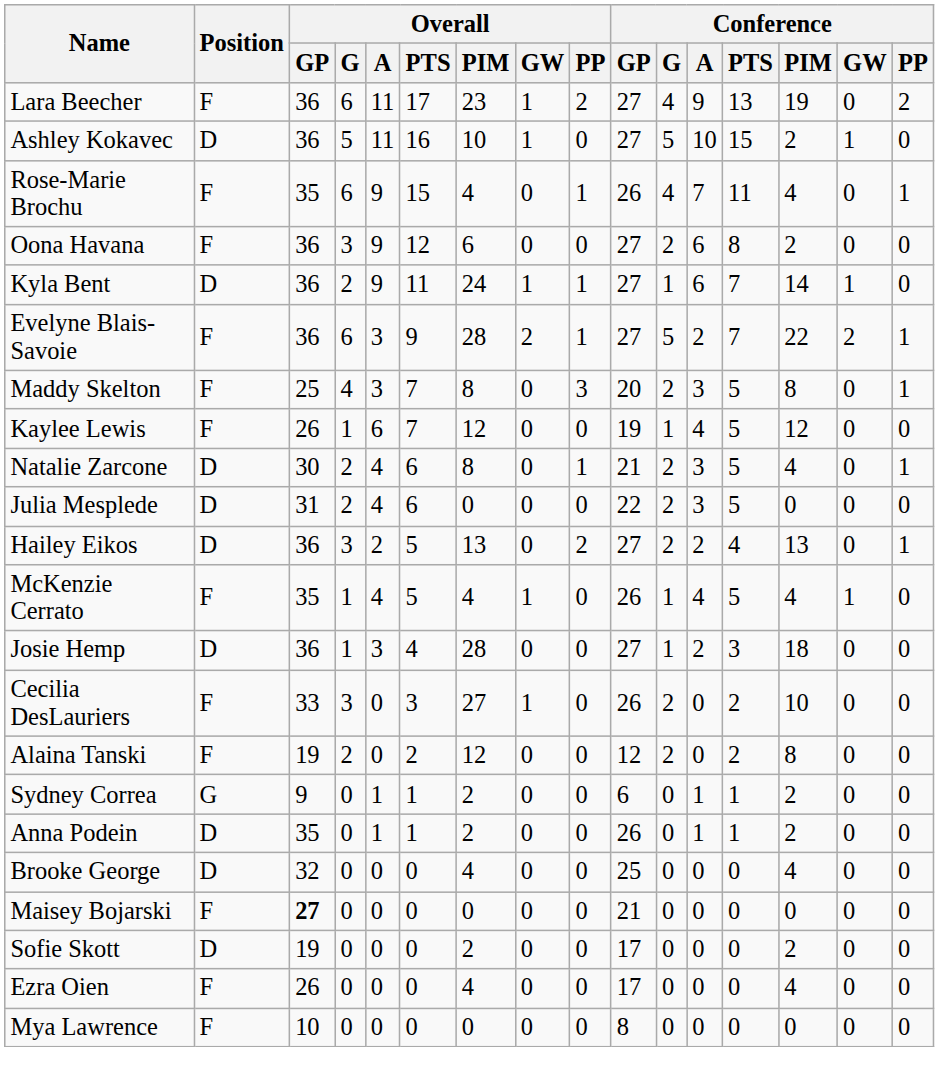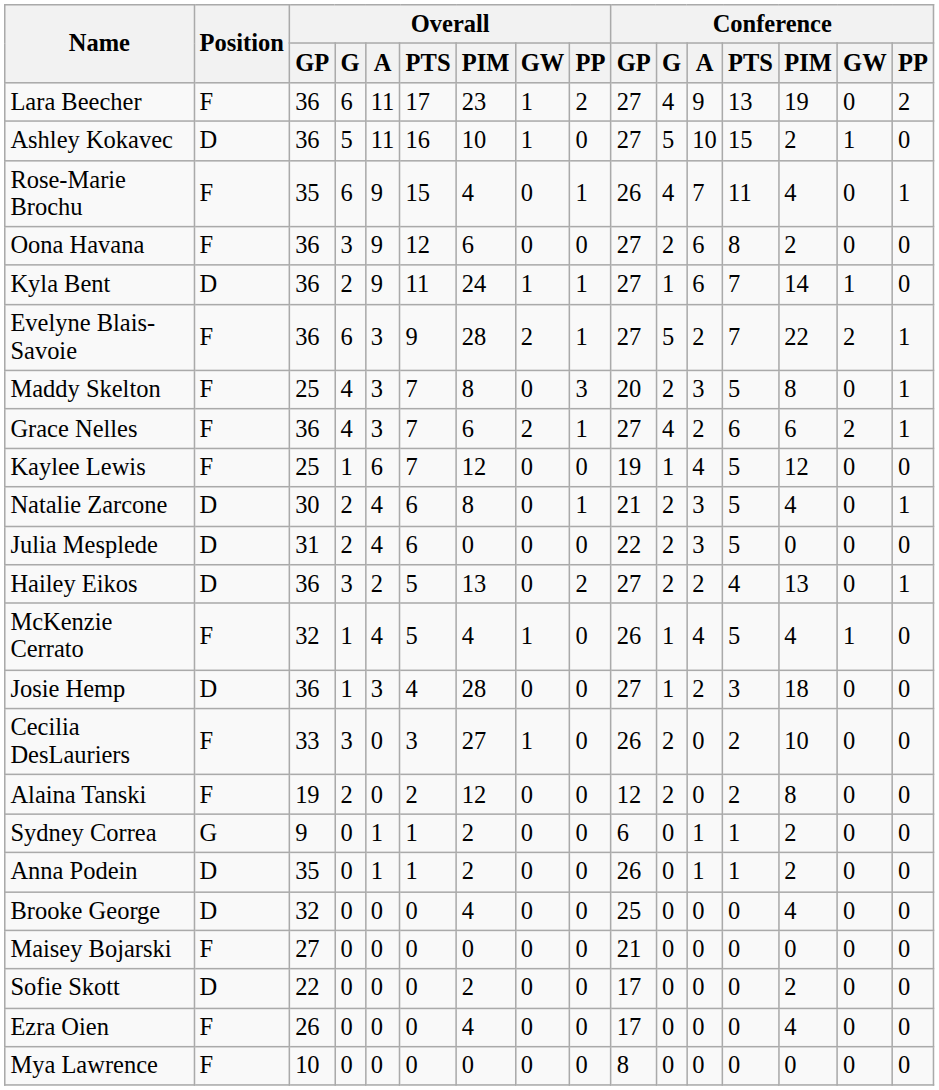+ row: (74, 428)
(307, 428) 26 -> (307, 467) 25
(307, 597) 35 -> (307, 636) 32
(307, 910) bold -> (307, 949) normal
(307, 949) 19 -> (307, 988) 22
